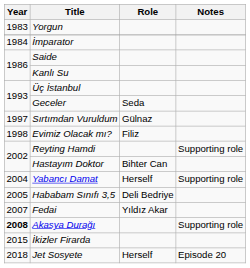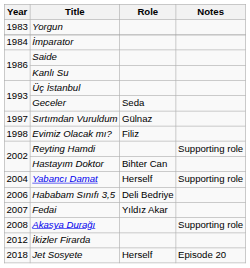(17, 194) 2005 -> (17, 194) 2006
(17, 225) bold -> (17, 225) normal
(17, 240) 2015 -> (17, 240) 2012
